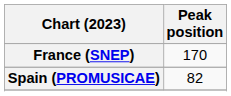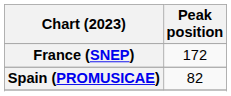(195, 55) 170 -> (195, 55) 172
